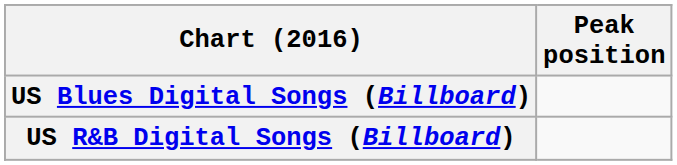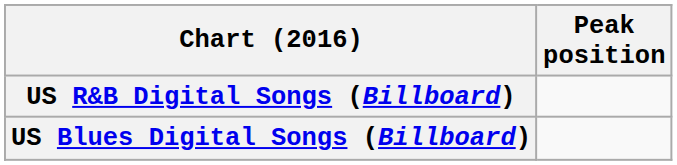rows swapped: (271, 97) <-> (271, 138)
